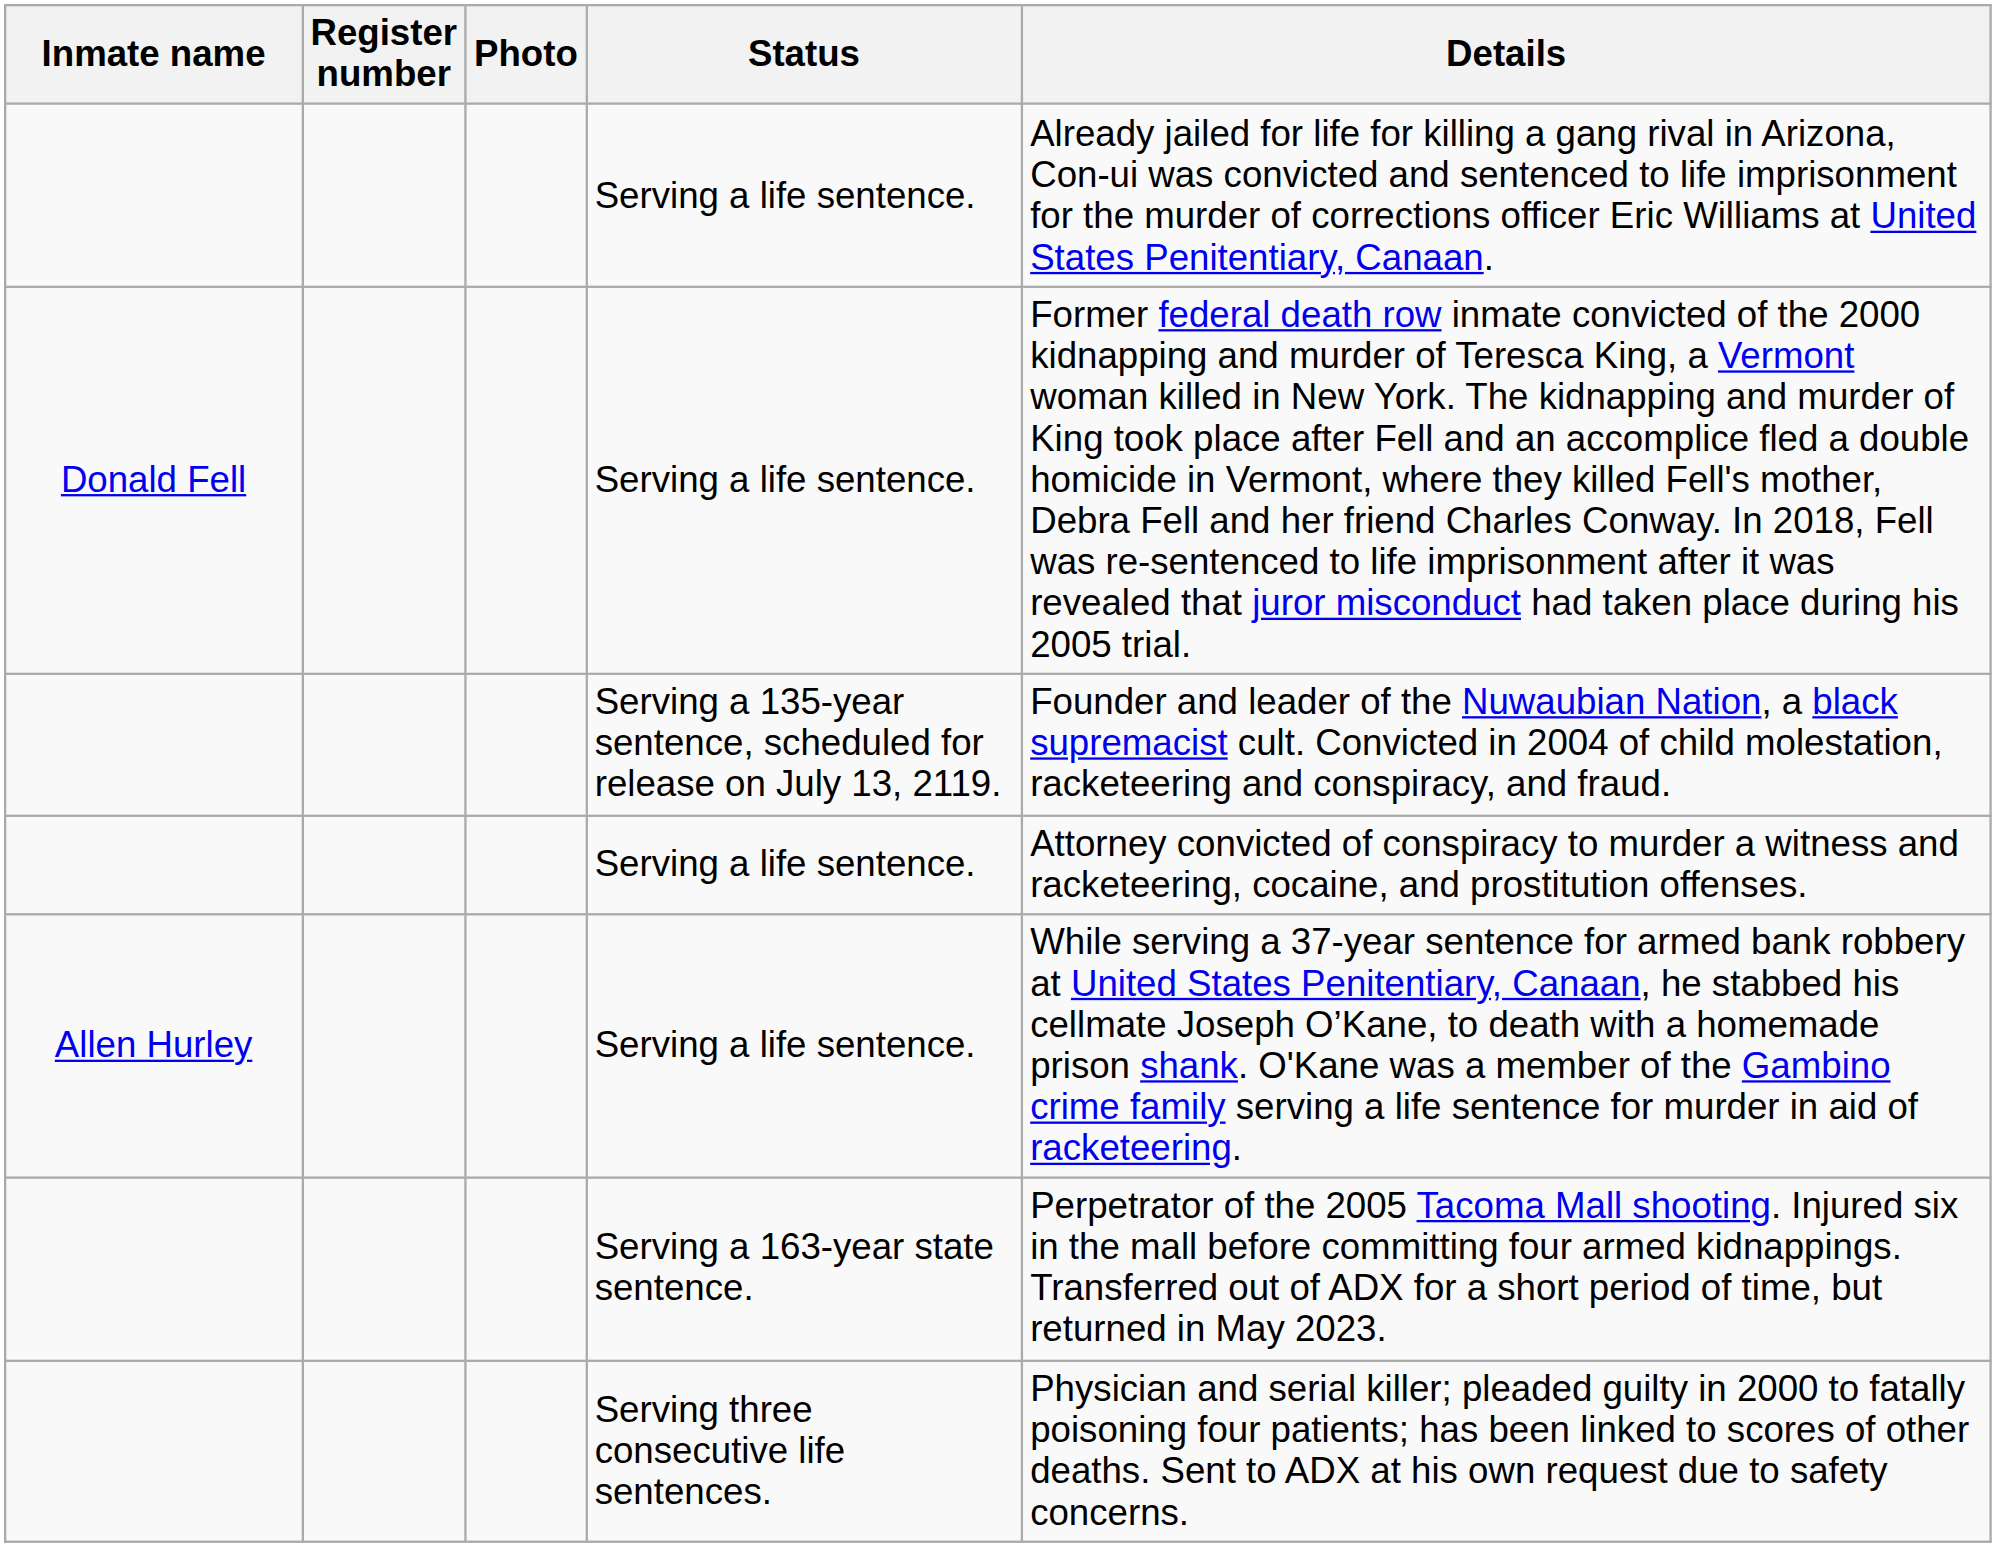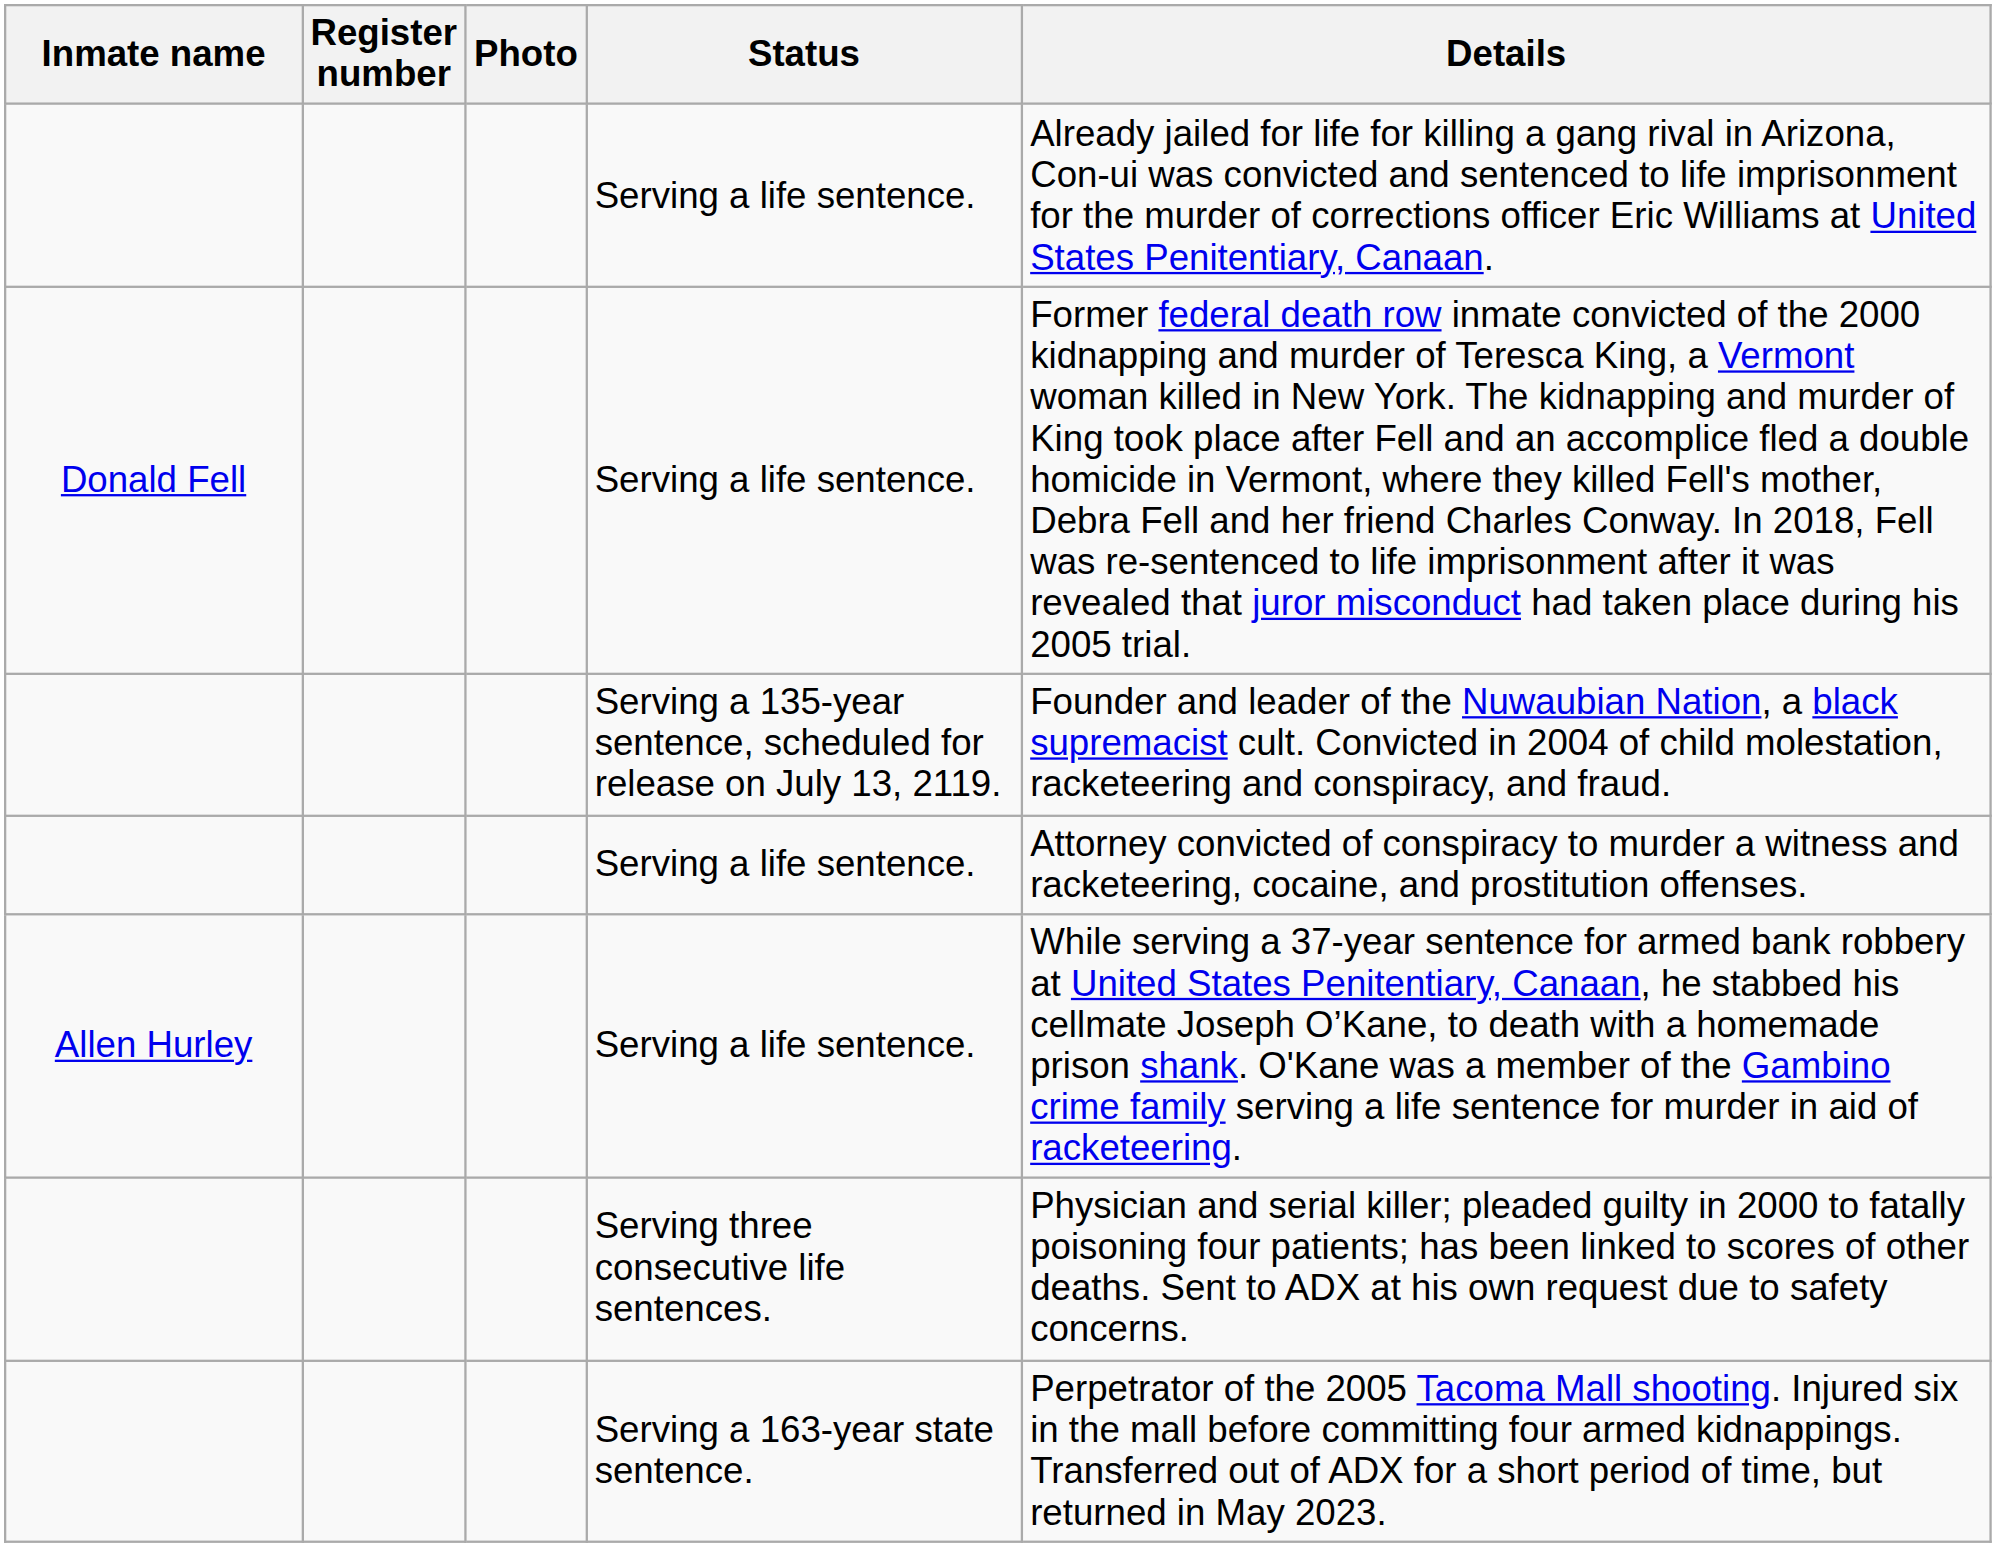rows swapped: (154, 1269) <-> (154, 1451)
